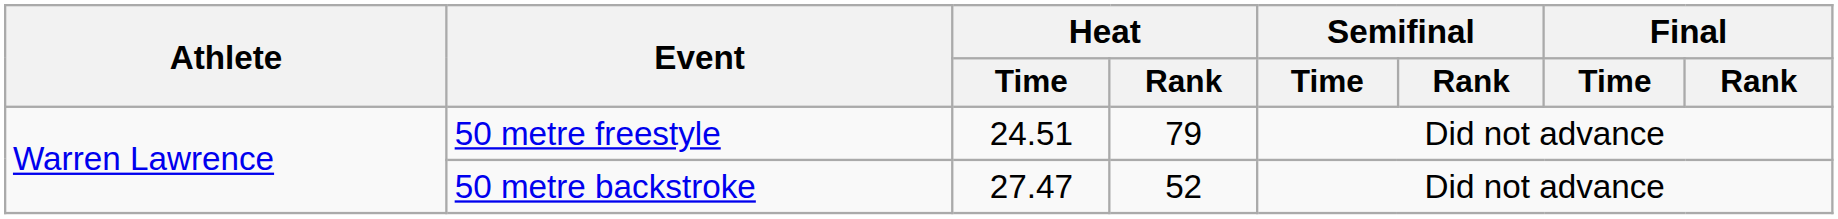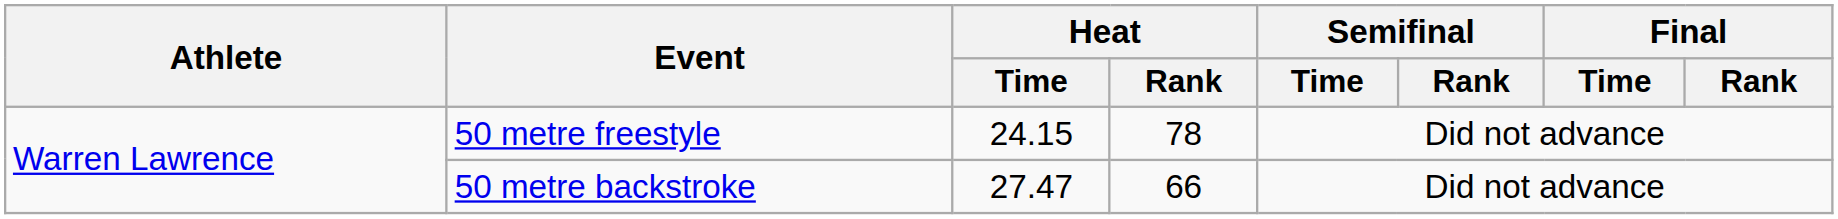(1031, 134) 24.51 -> (1031, 134) 24.15
(1184, 134) 79 -> (1184, 134) 78
(1184, 187) 52 -> (1184, 187) 66
